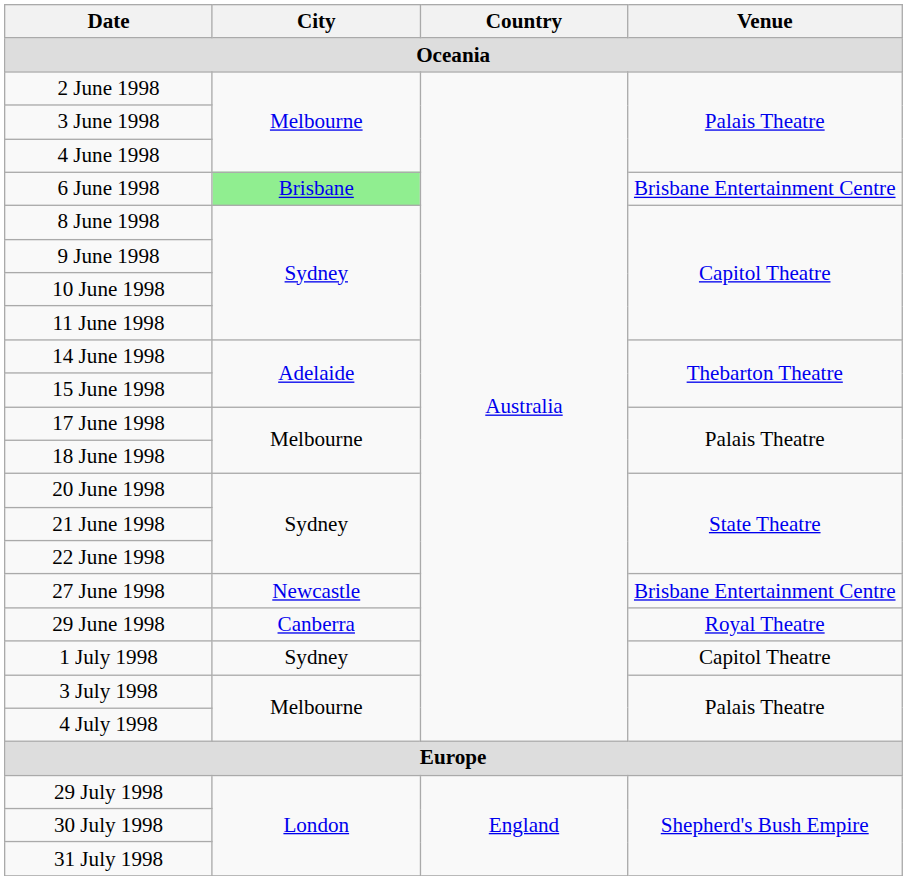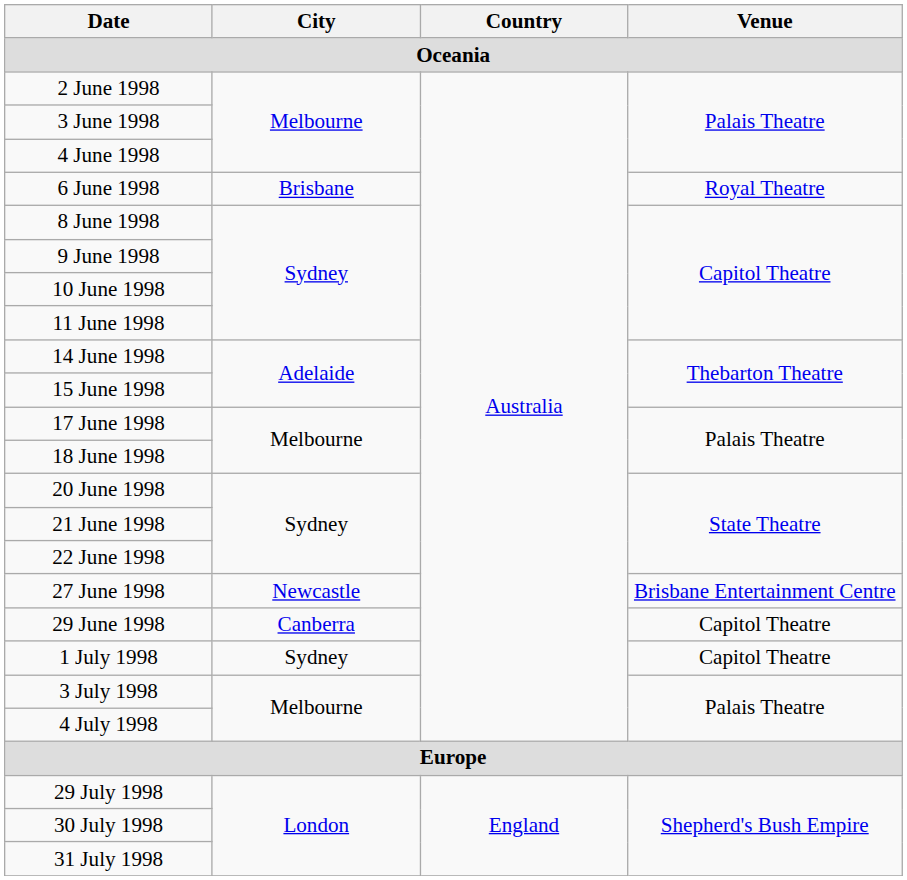(316, 188) lightgreen background -> (316, 188) no background
(765, 188) Brisbane Entertainment Centre -> (765, 188) Royal Theatre
(765, 624) Royal Theatre -> (765, 624) Capitol Theatre
